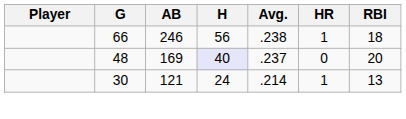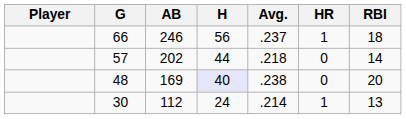(273, 37) .238 -> (273, 37) .237
+ row: (120, 59)
(273, 59) .237 -> (273, 80) .238
(171, 80) 121 -> (171, 102) 112
